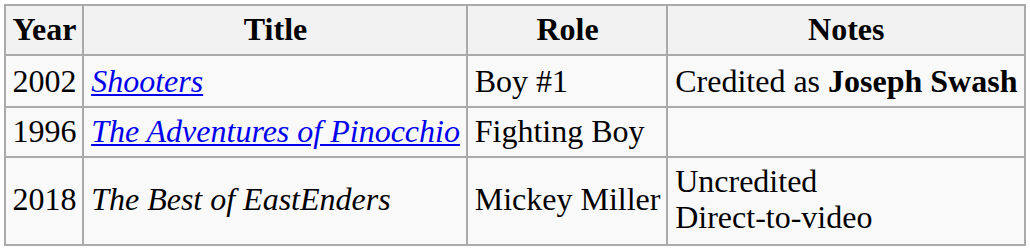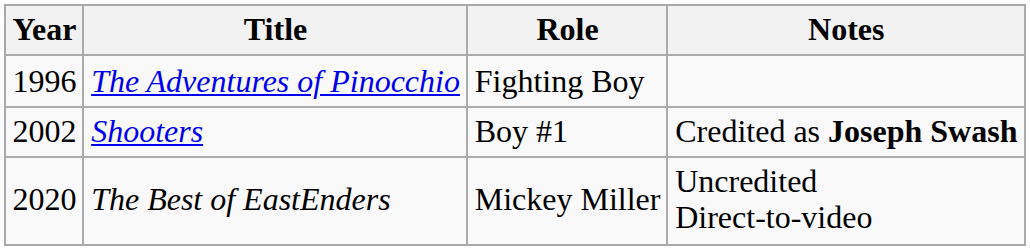rows swapped: (276, 131) <-> (147, 80)
(44, 200) 2018 -> (44, 200) 2020
